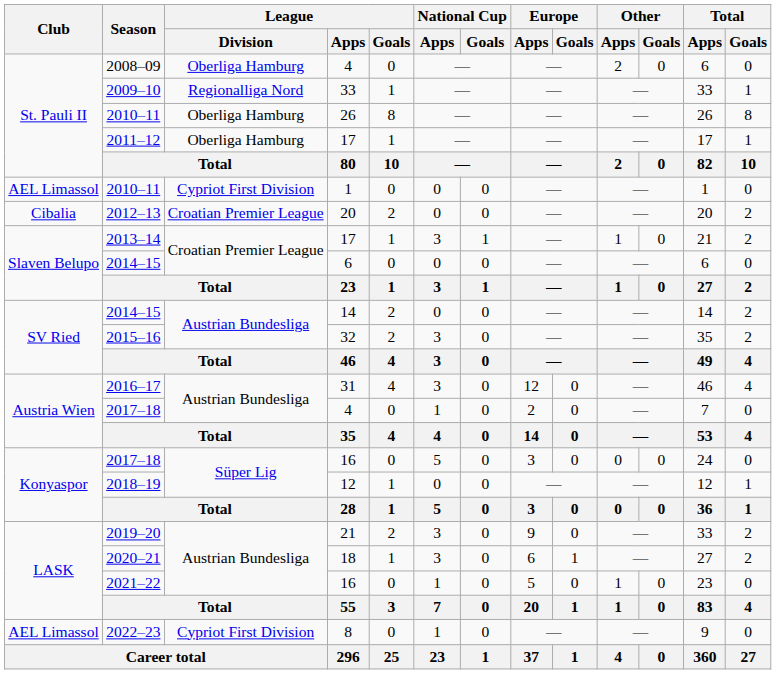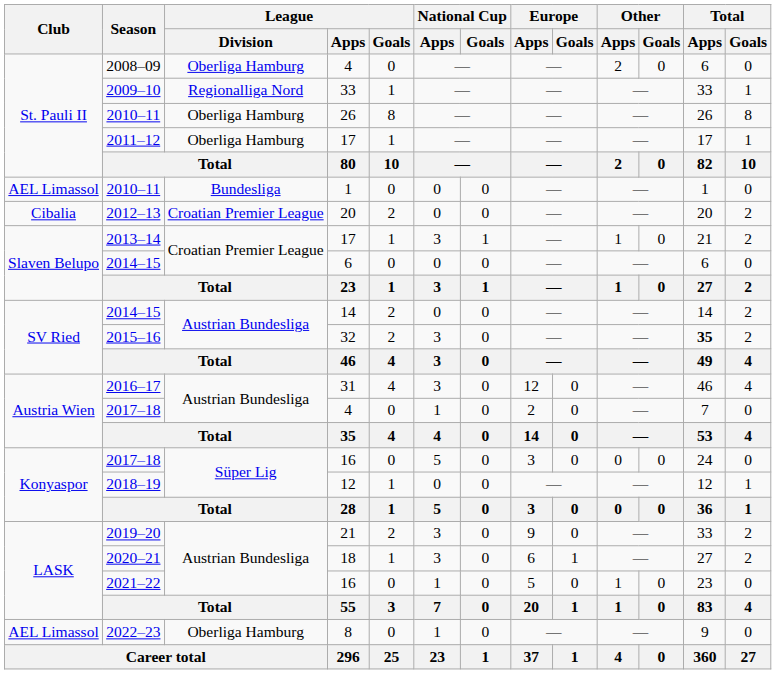(246, 189) Cypriot First Division -> (246, 189) Bundesliga
(705, 336) normal -> (705, 336) bold
(246, 632) Cypriot First Division -> (246, 632) Oberliga Hamburg
